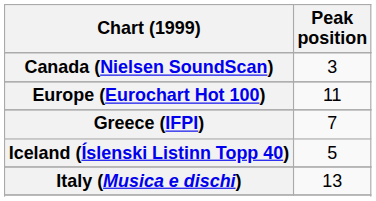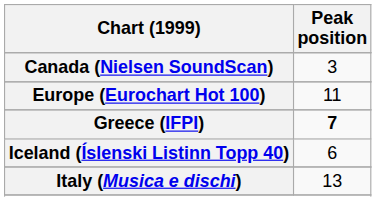(332, 124) normal -> (332, 124) bold
(332, 152) 5 -> (332, 152) 6
